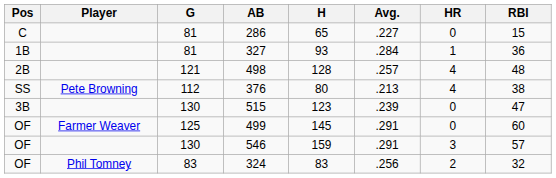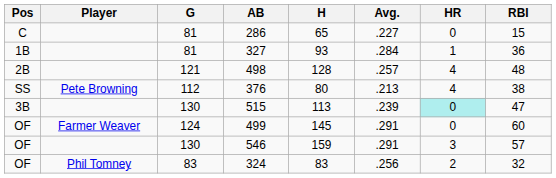(321, 107) 123 -> (321, 107) 113
(453, 107) no background -> (453, 107) paleturquoise background
(190, 126) 125 -> (190, 126) 124
